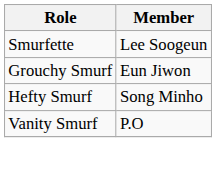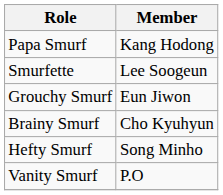+ row: (47, 44)
+ row: (54, 123)
